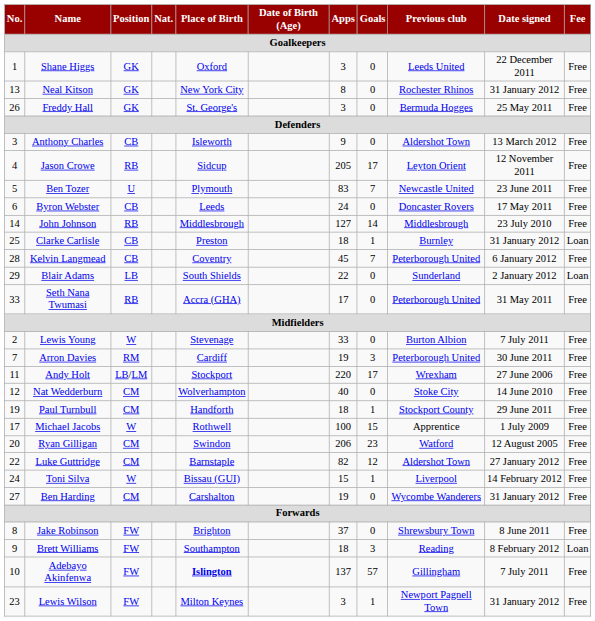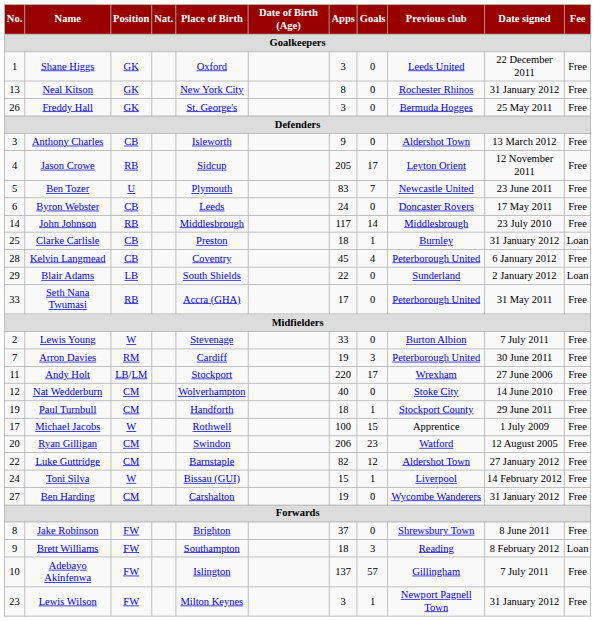(343, 224) 127 -> (343, 224) 117
(373, 258) 7 -> (373, 258) 4
(212, 572) bold -> (212, 572) normal
